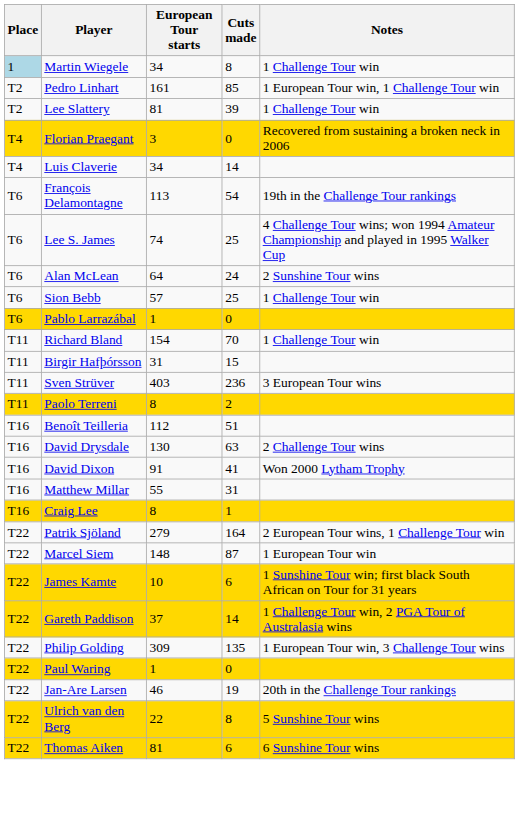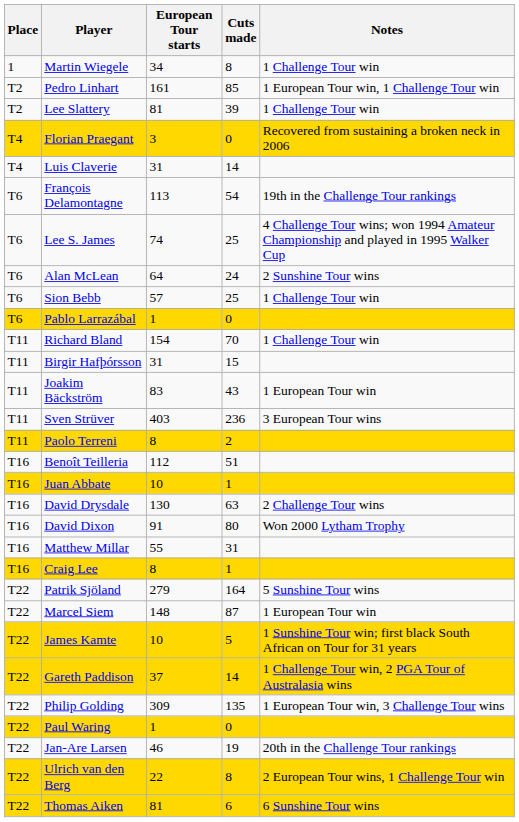(11, 66) lightblue background -> (11, 66) no background
(156, 167) 34 -> (156, 167) 31
+ row: (73, 390)
+ row: (77, 483)
(232, 468) 41 -> (232, 525) 80
(384, 532) 2 European Tour wins, 1 Challenge Tour win -> (321, 589) 5 Sunshine Tour wins
(229, 582) 6 -> (229, 640) 5
(321, 719) 5 Sunshine Tour wins -> (384, 776) 2 European Tour wins, 1 Challenge Tour win
